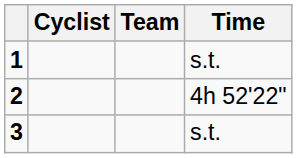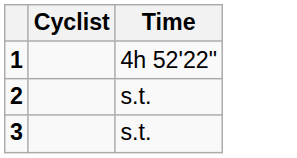- column: (150, 22)
(206, 59) s.t. -> (169, 59) 4h 52'22"
(238, 96) 4h 52'22" -> (136, 96) s.t.
